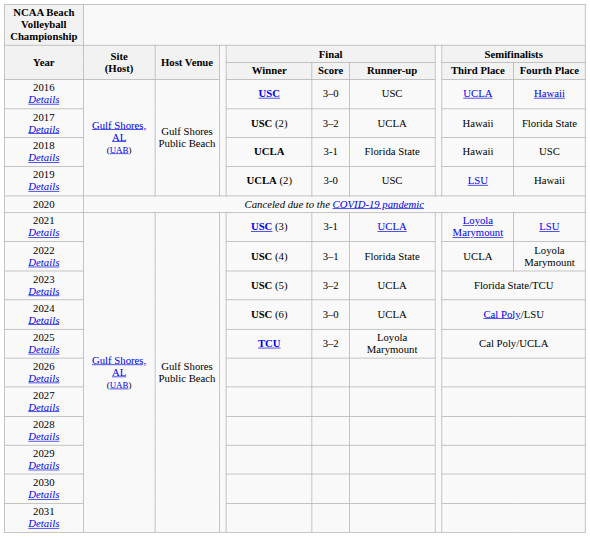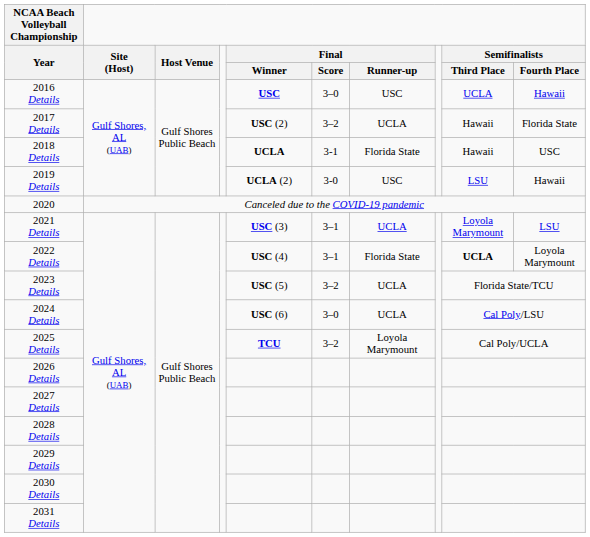(331, 227) 3-1 -> (331, 227) 3–1
(478, 256) normal -> (478, 256) bold
